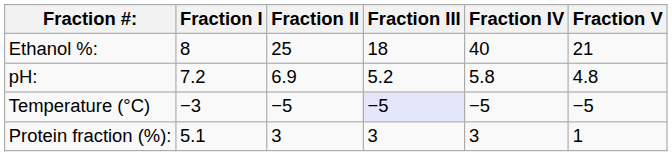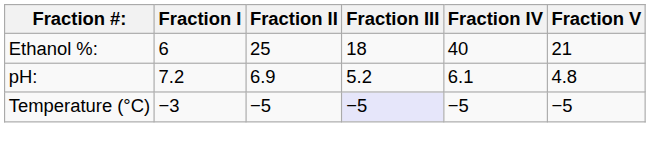(185, 48) 8 -> (164, 48) 6
(482, 77) 5.8 -> (461, 77) 6.1
- row: (90, 135)
